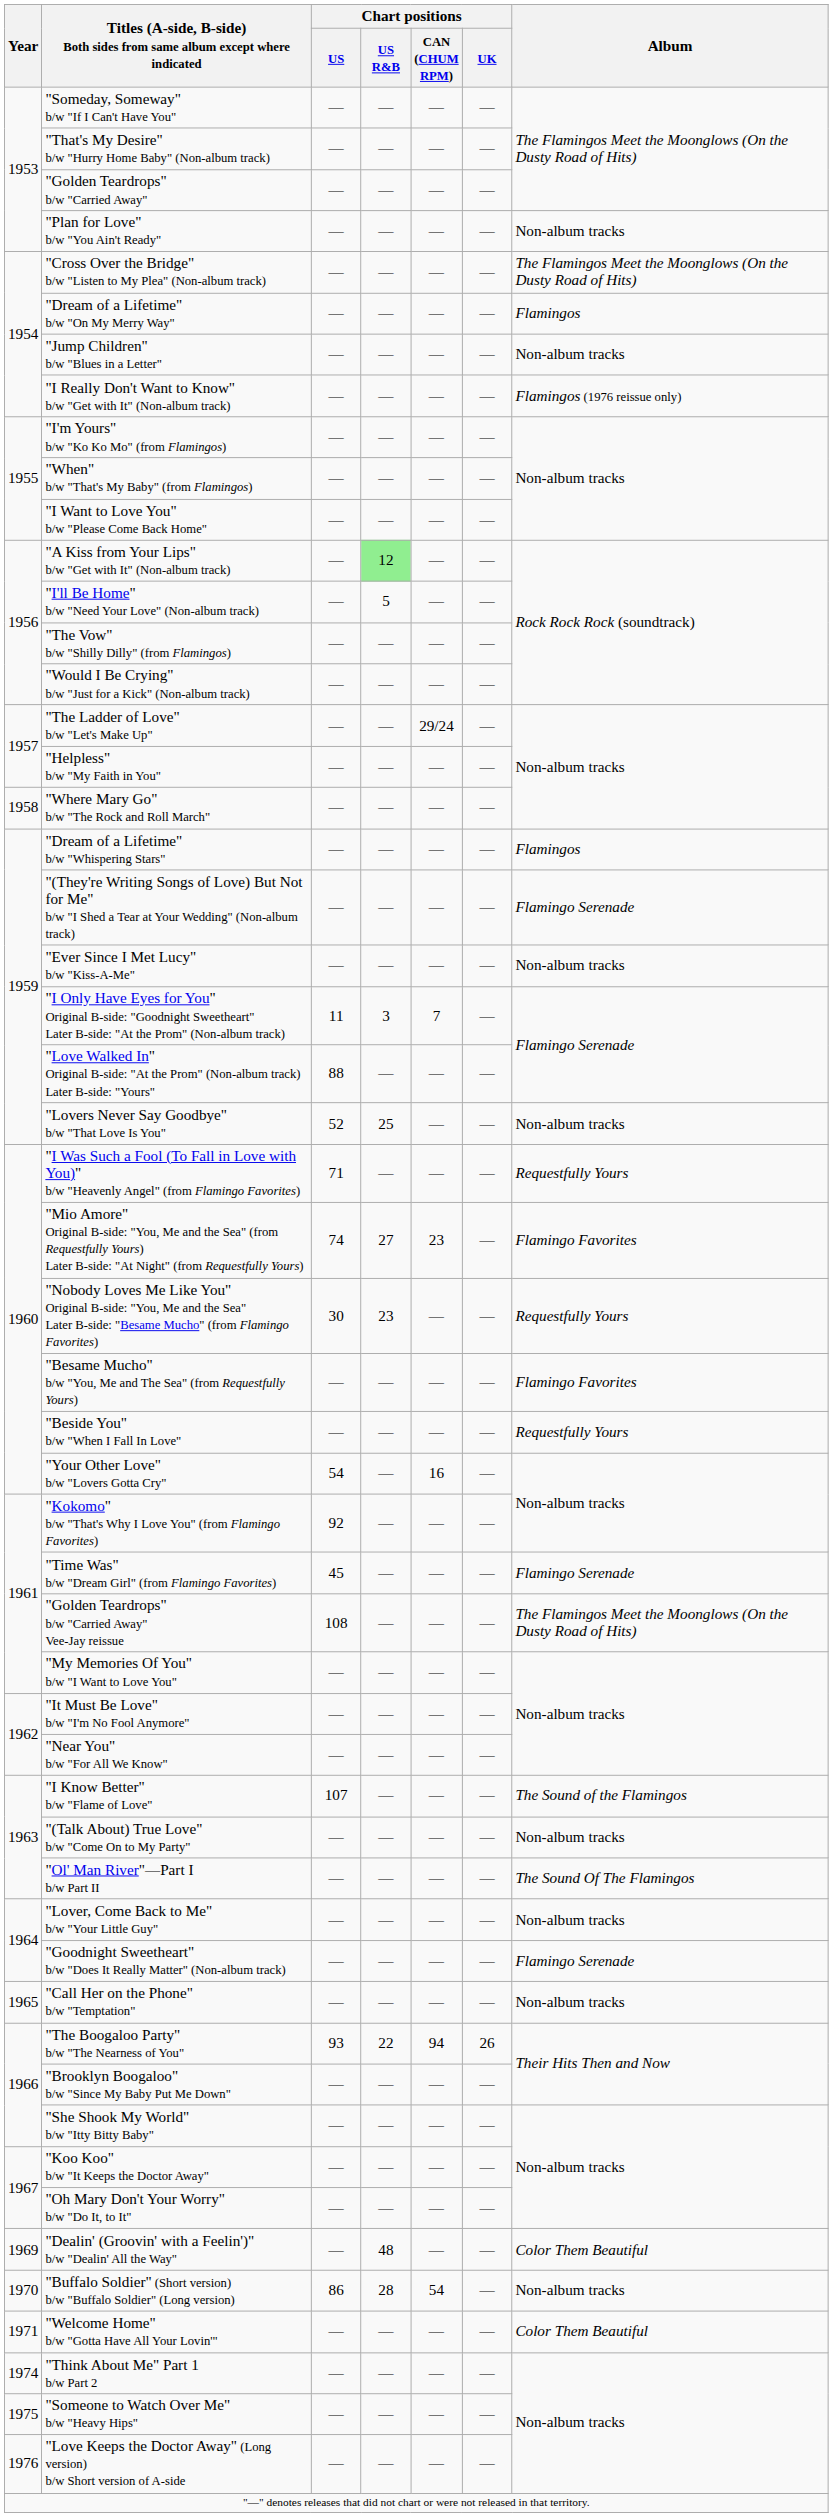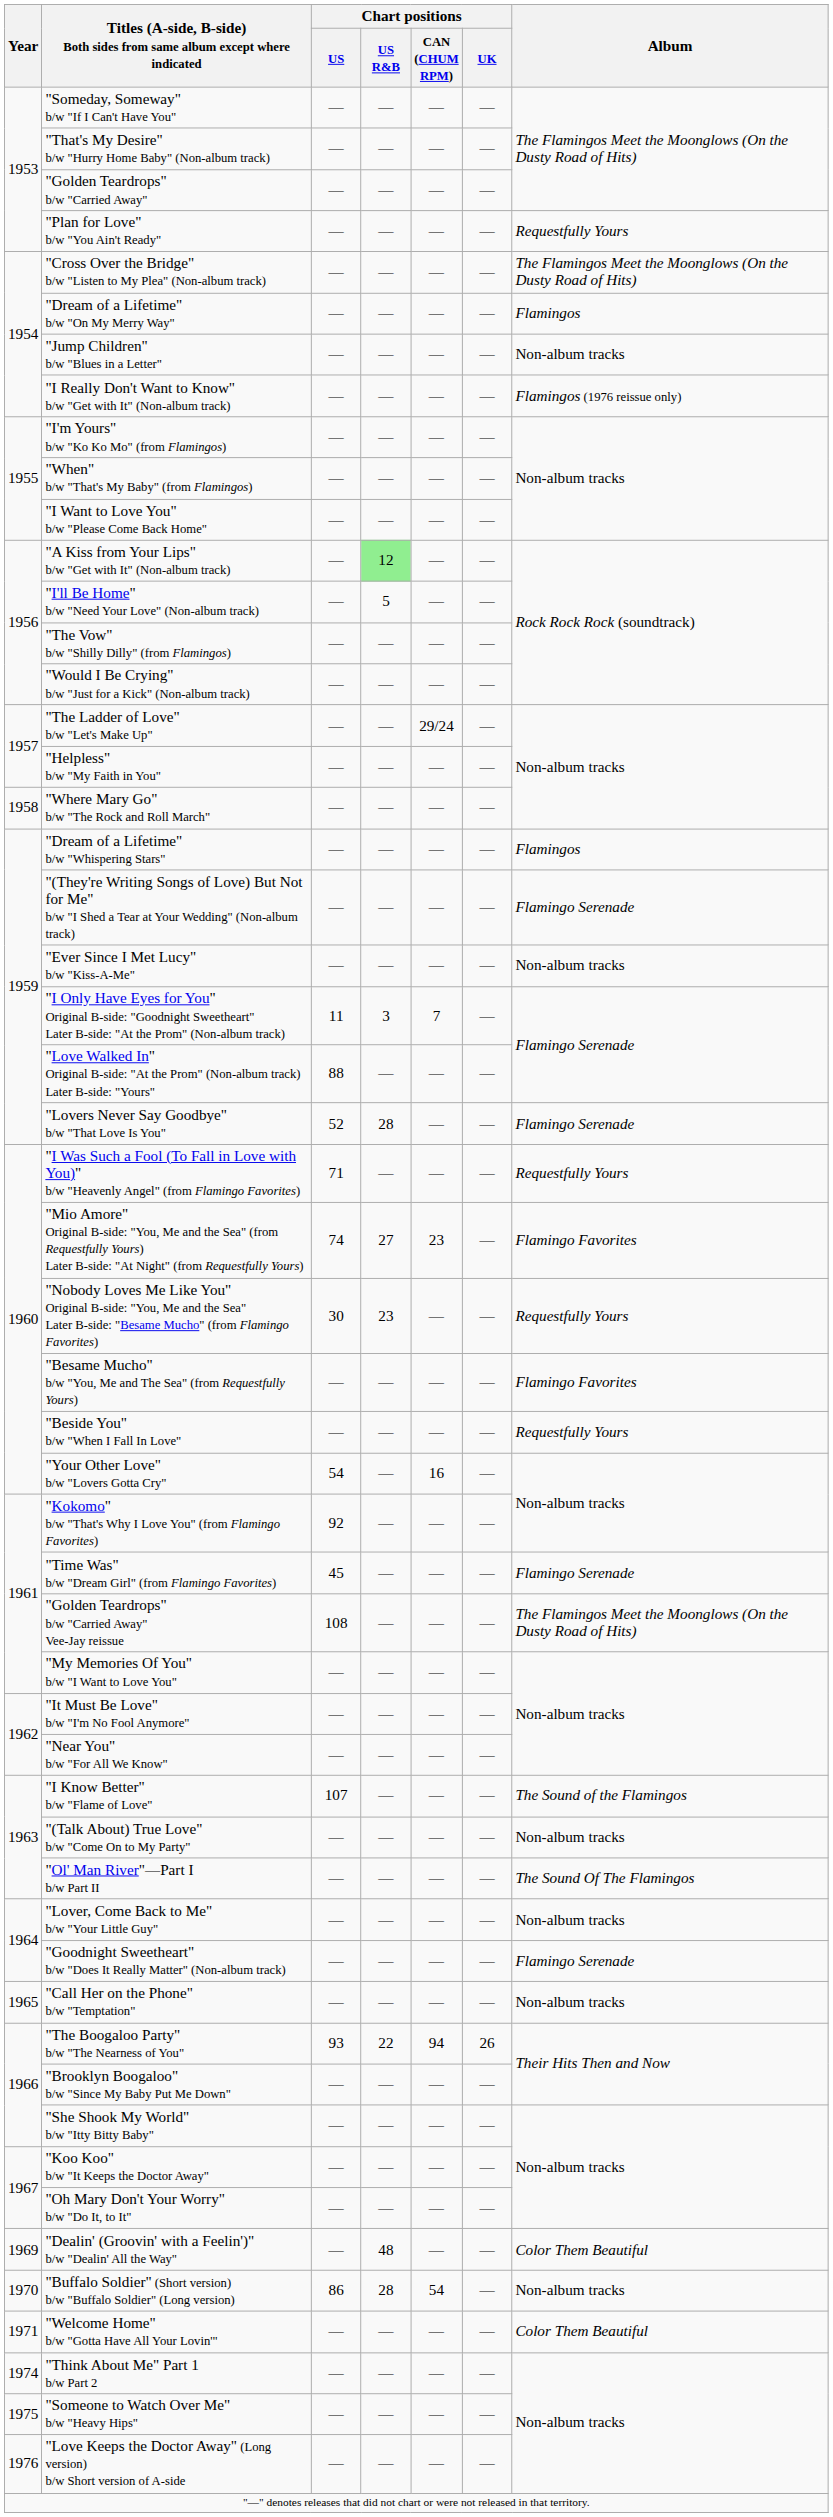(570, 231) Non-album tracks -> (572, 231) Requestfully Yours
(386, 1123) 25 -> (386, 1123) 28
(570, 1123) Non-album tracks -> (575, 1123) Flamingo Serenade
